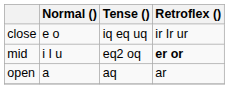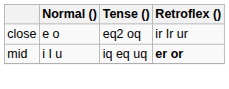(125, 34) iq eq uq -> (122, 34) eq2 oq
(122, 53) eq2 oq -> (125, 53) iq eq uq
- row: (21, 73)
